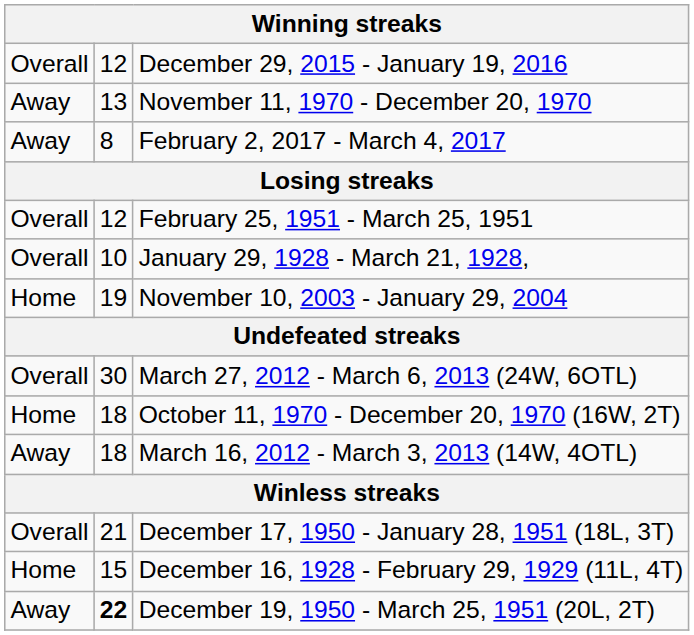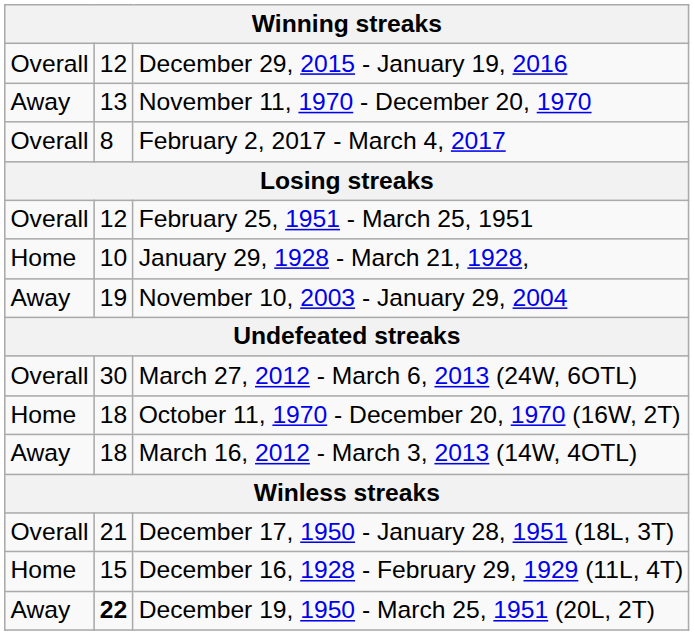(40, 141) Away -> (49, 141) Overall
(49, 258) Overall -> (43, 258) Home
(43, 297) Home -> (40, 297) Away
